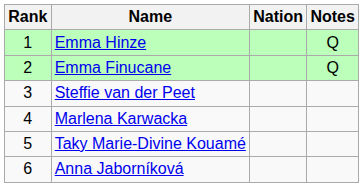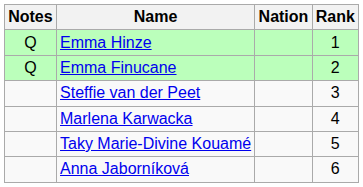columns swapped: (28, 17) <-> (333, 17)
